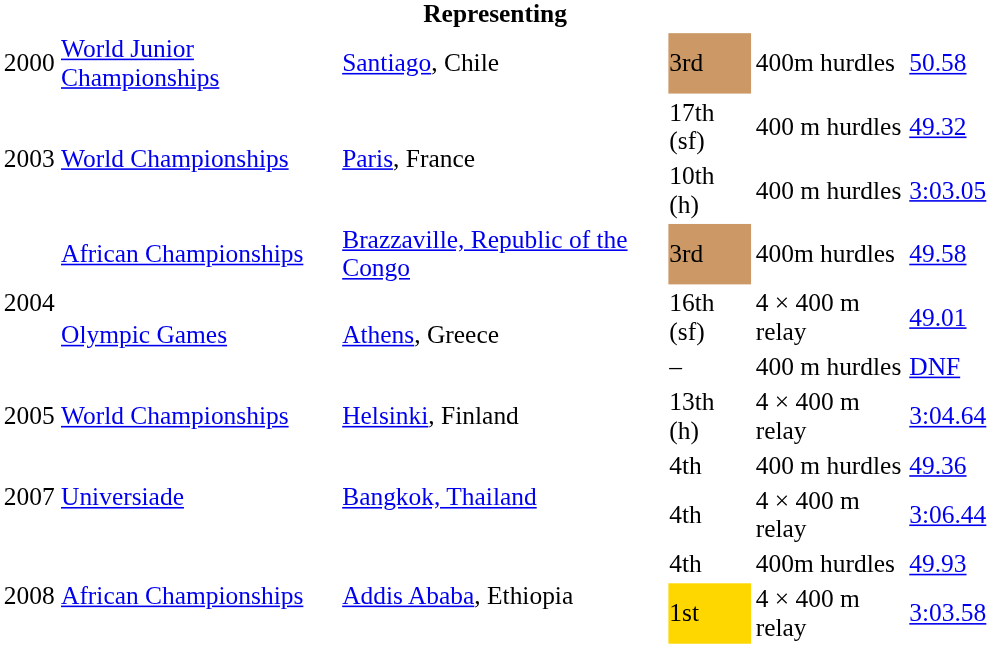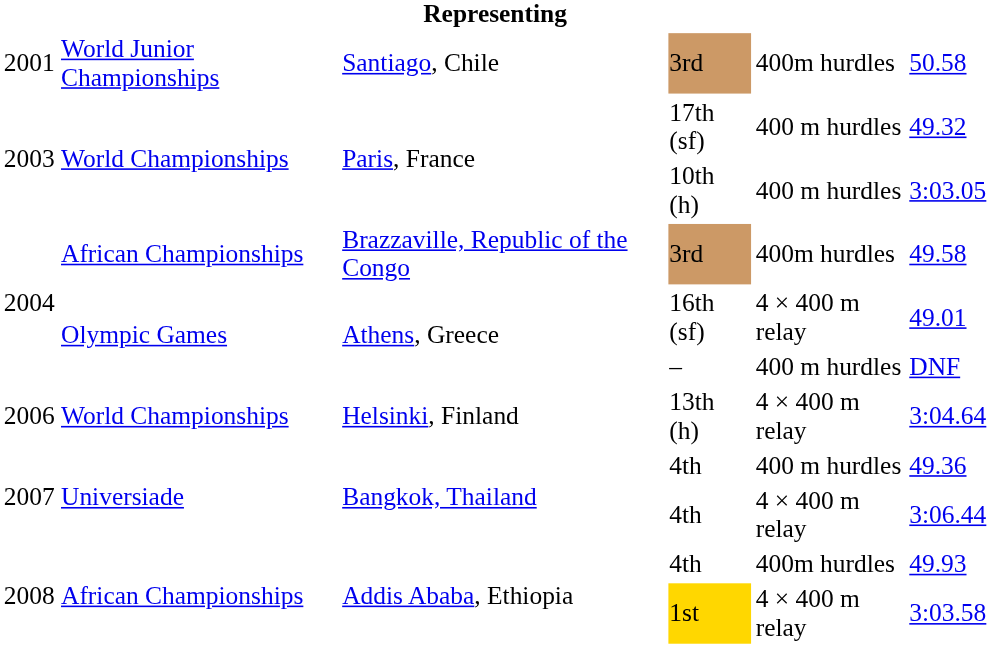(29, 63) 2000 -> (29, 63) 2001
(29, 416) 2005 -> (29, 416) 2006
